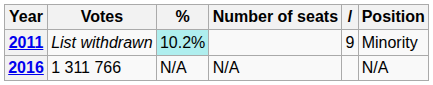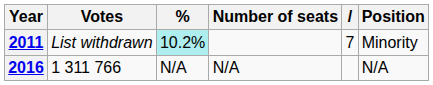(350, 42) 9 -> (350, 42) 7
